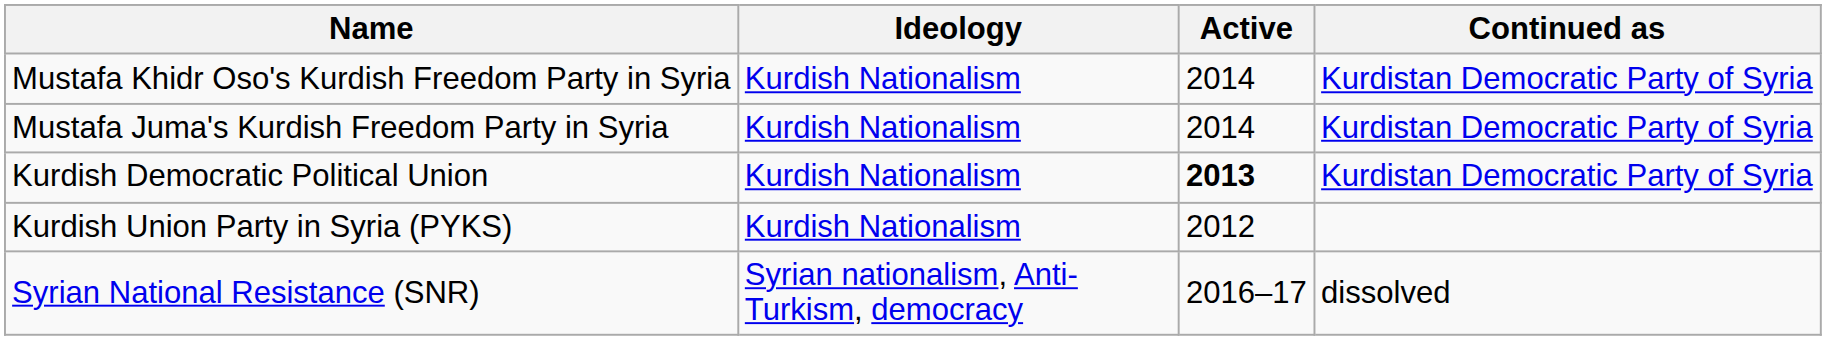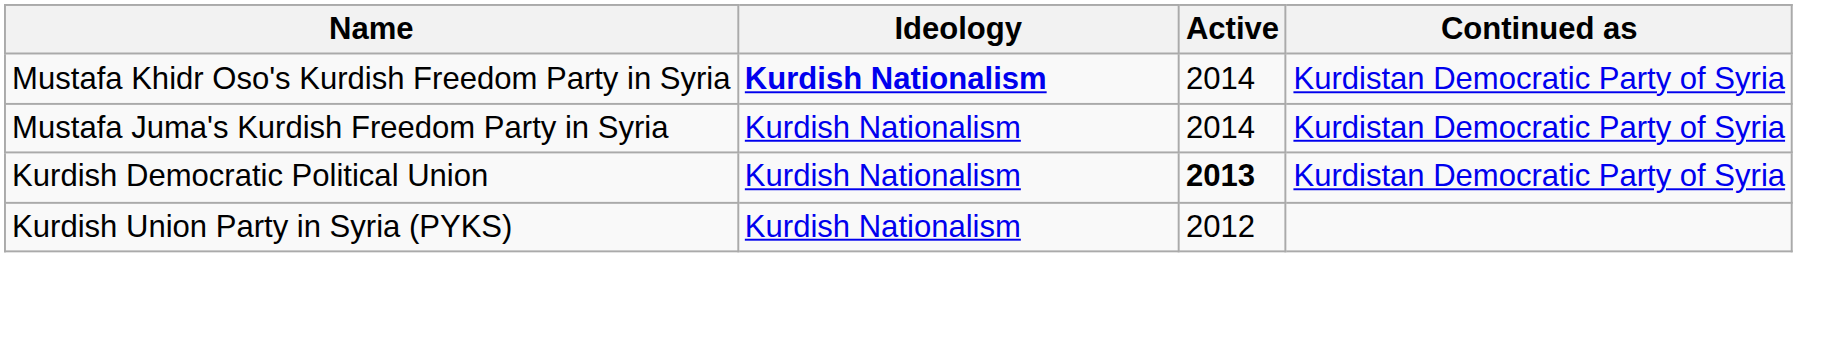(883, 78) normal -> (896, 78) bold
- row: (246, 292)
